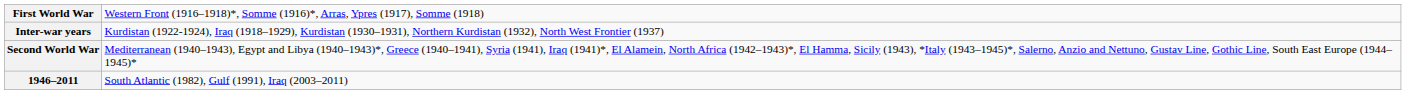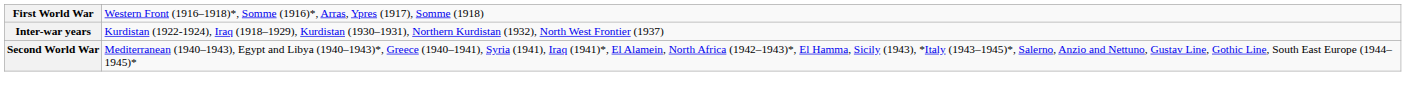- row: (53, 80)
